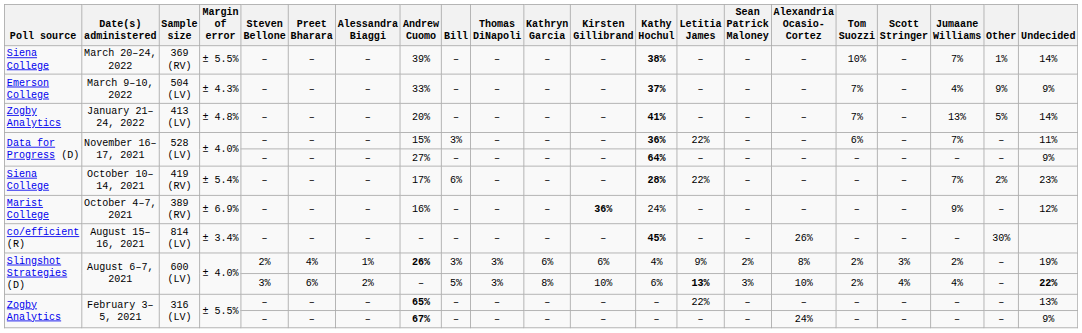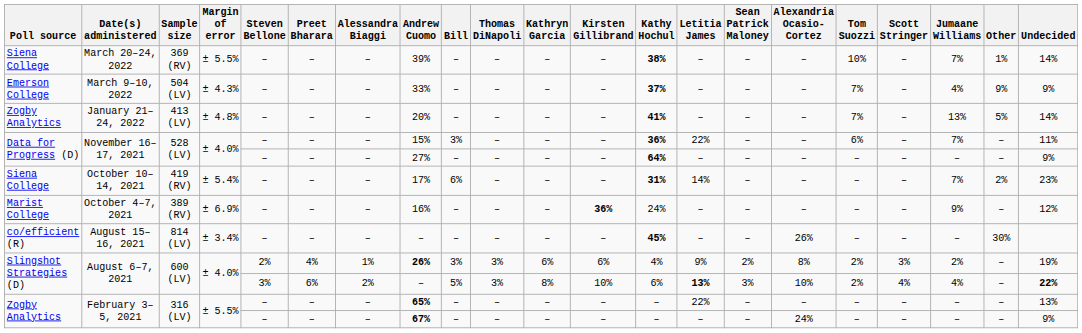(656, 180) 28% -> (656, 180) 31%
(701, 180) 22% -> (701, 180) 14%
